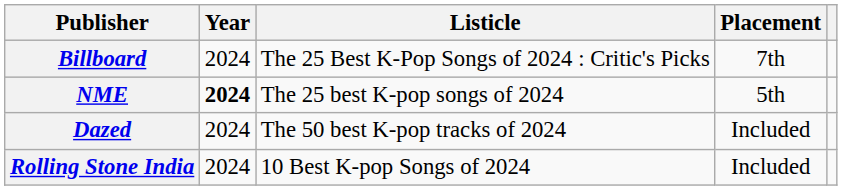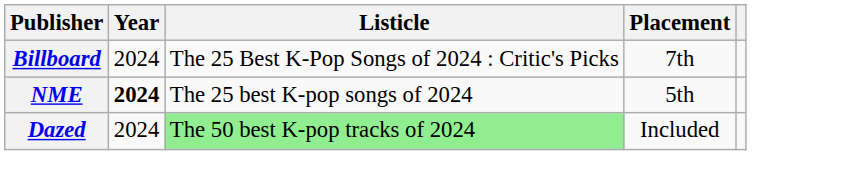(413, 130) no background -> (322, 130) lightgreen background
- row: (102, 166)
